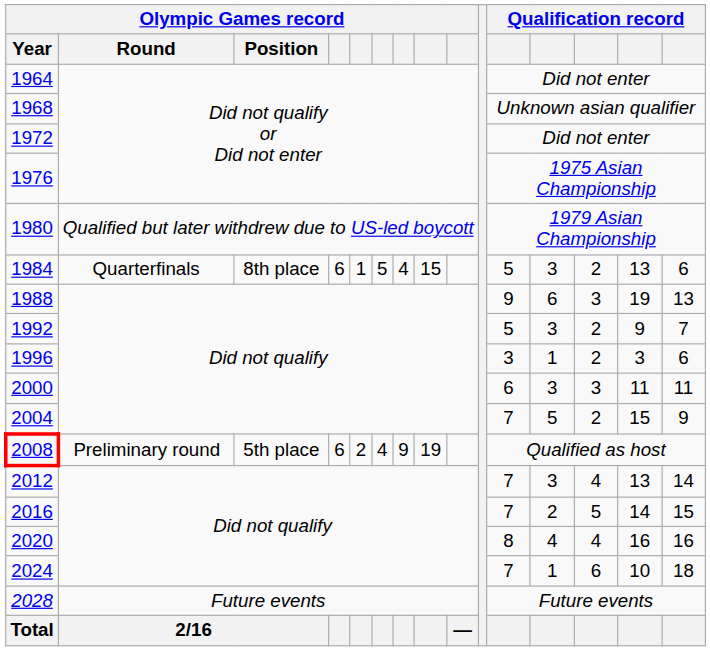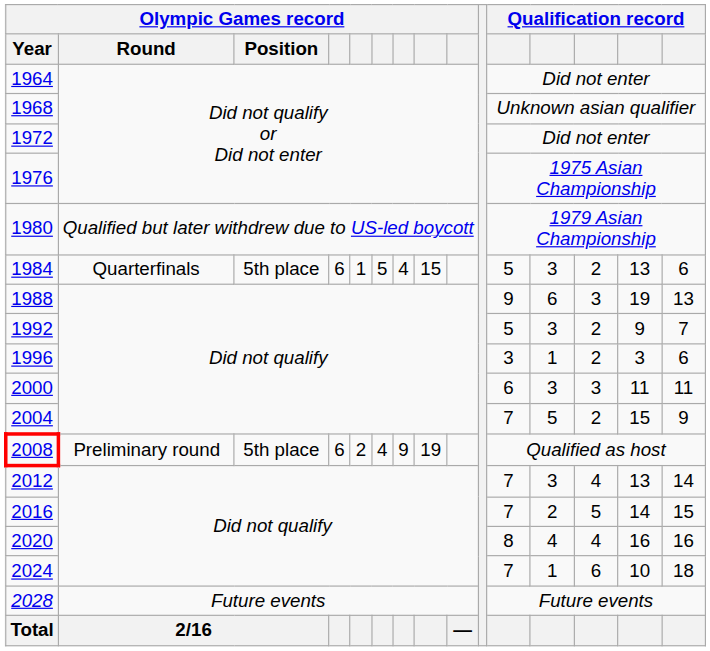(281, 269) 8th place -> (281, 269) 5th place
